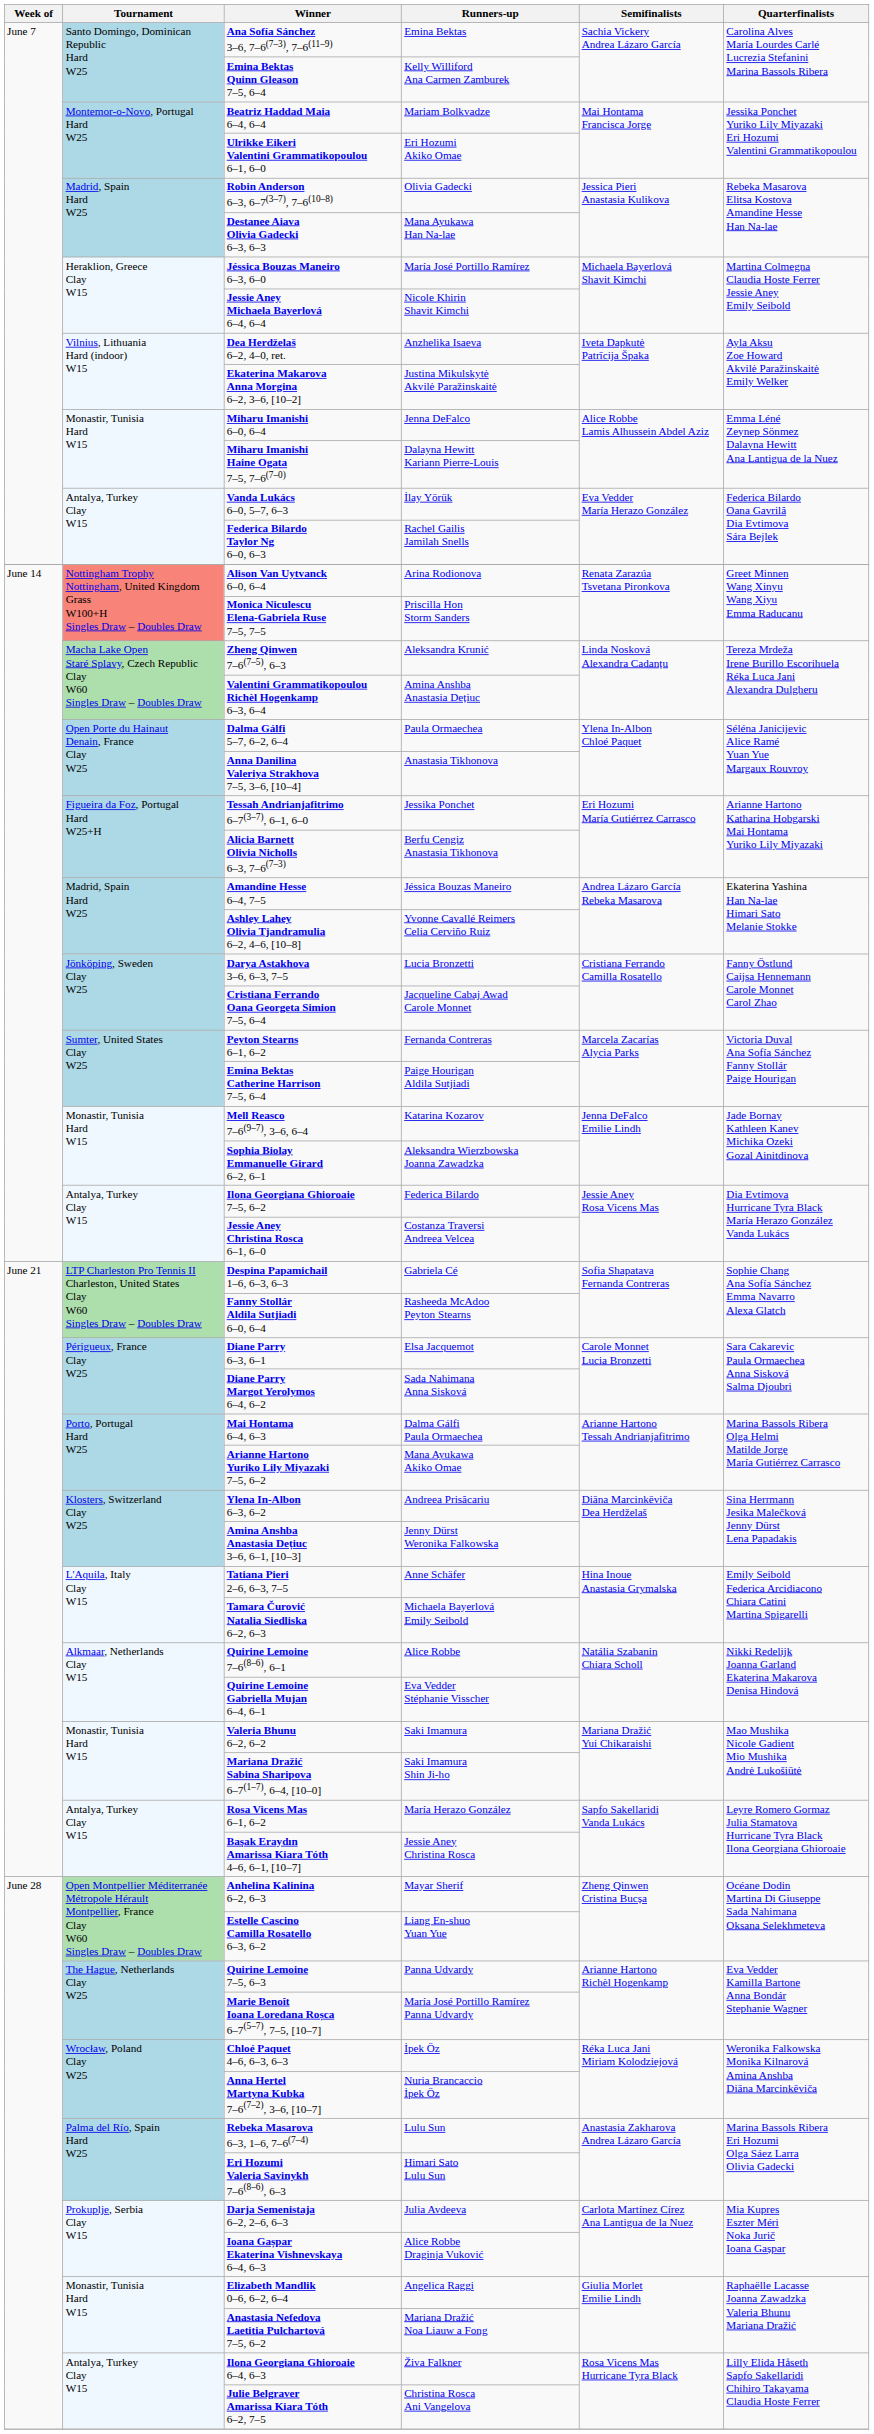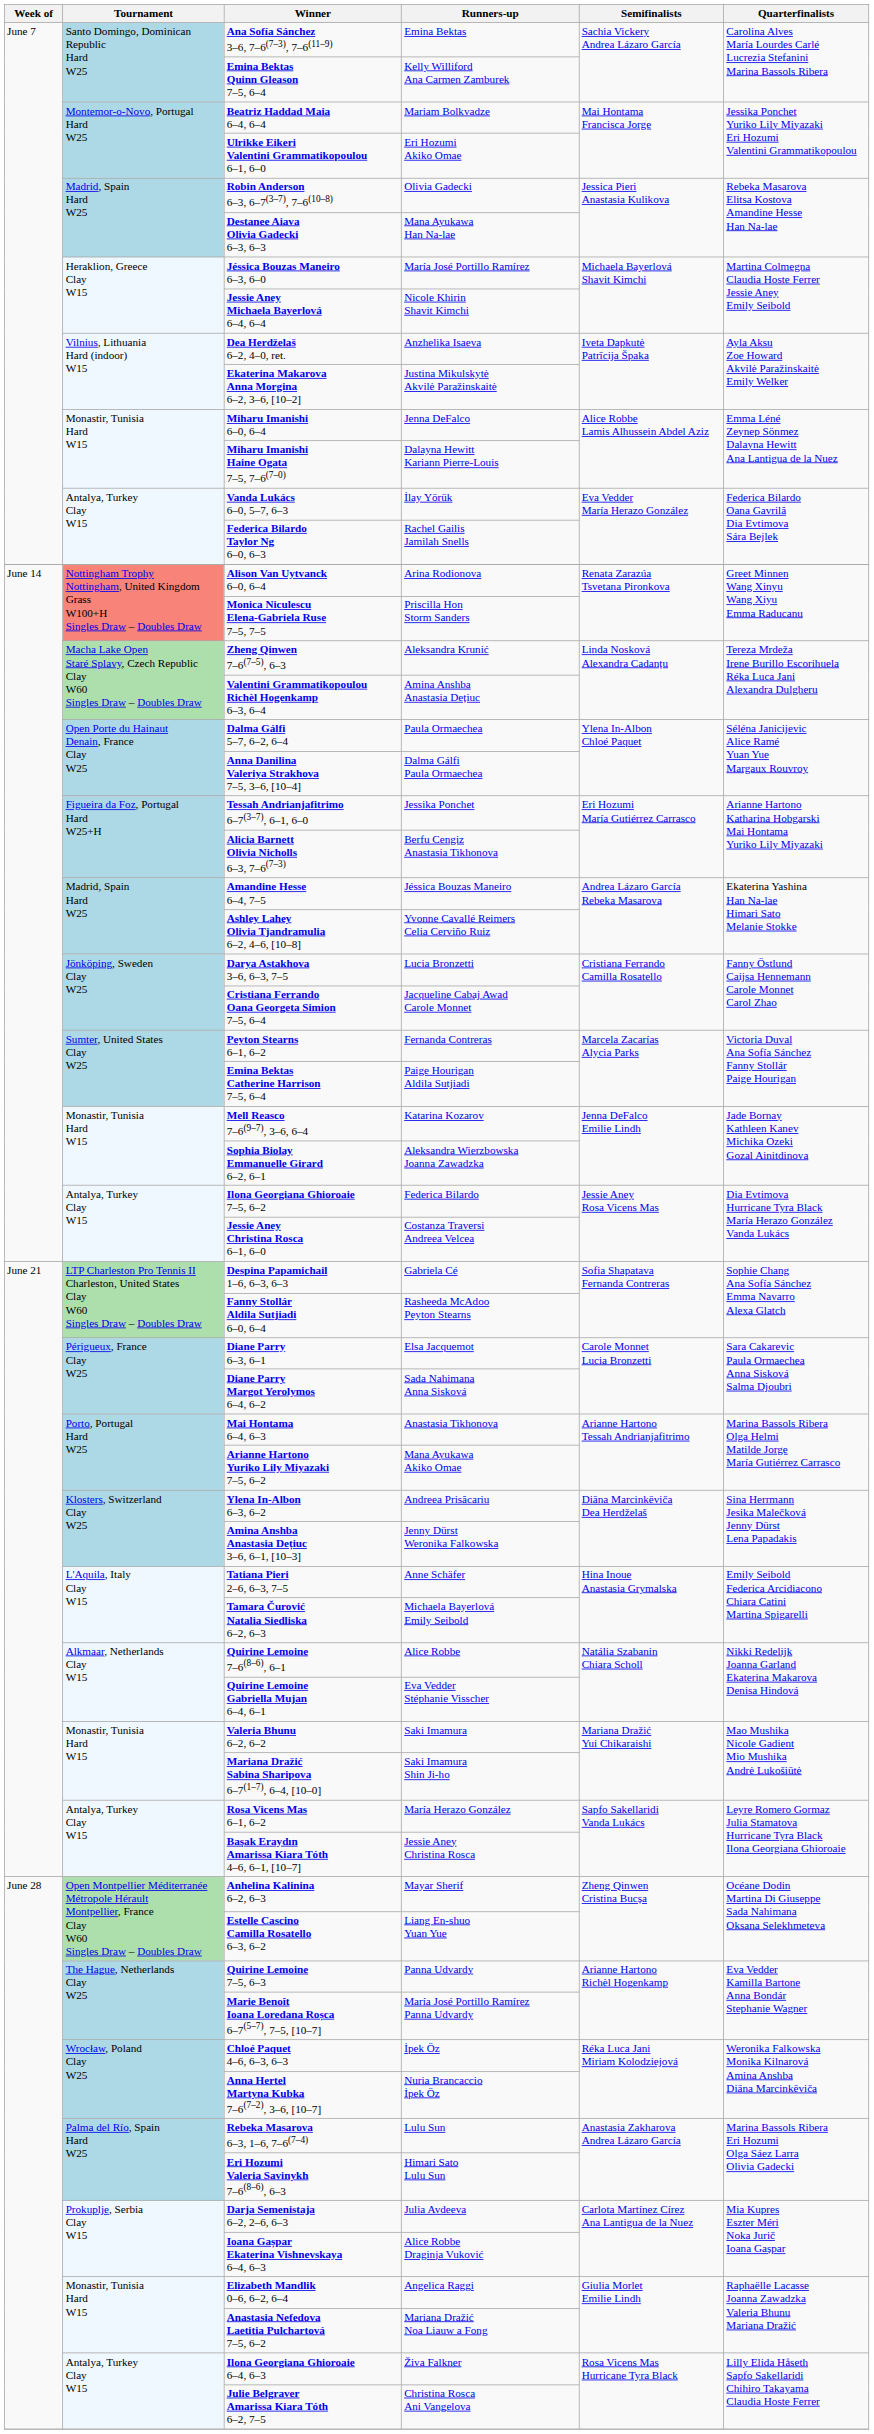(451, 760) Anastasia Tikhonova -> (443, 766) Dalma Gálfi Paula Ormaechea
(443, 1429) Dalma Gálfi Paula Ormaechea -> (451, 1422) Anastasia Tikhonova
